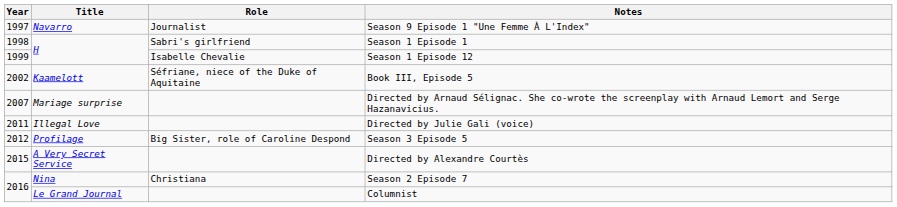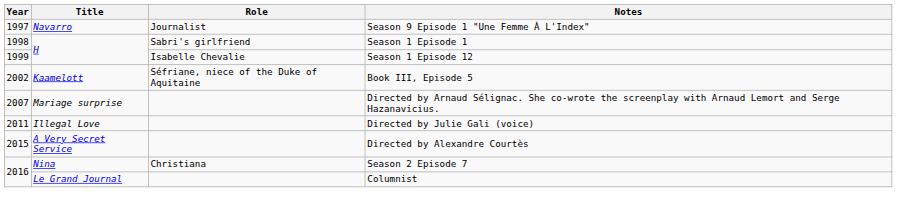- row: (417, 138)
